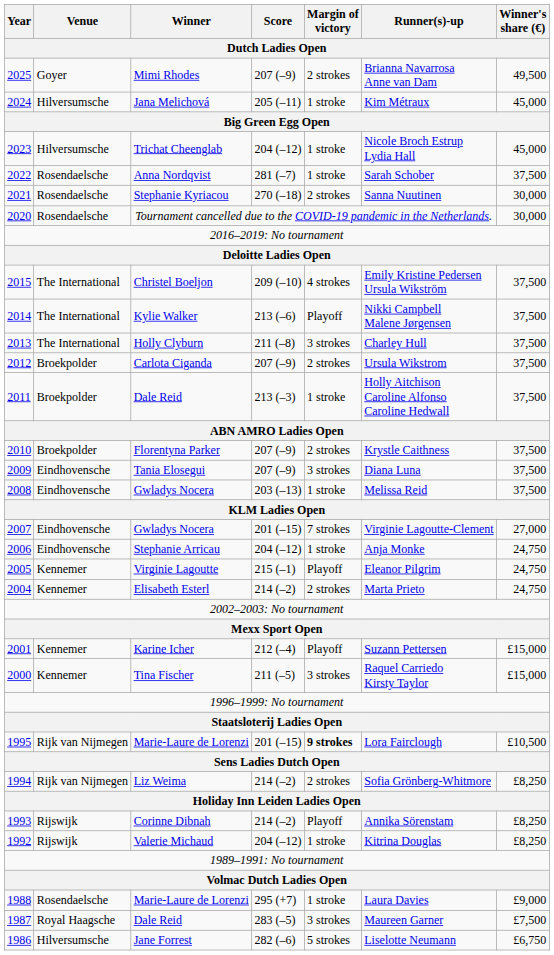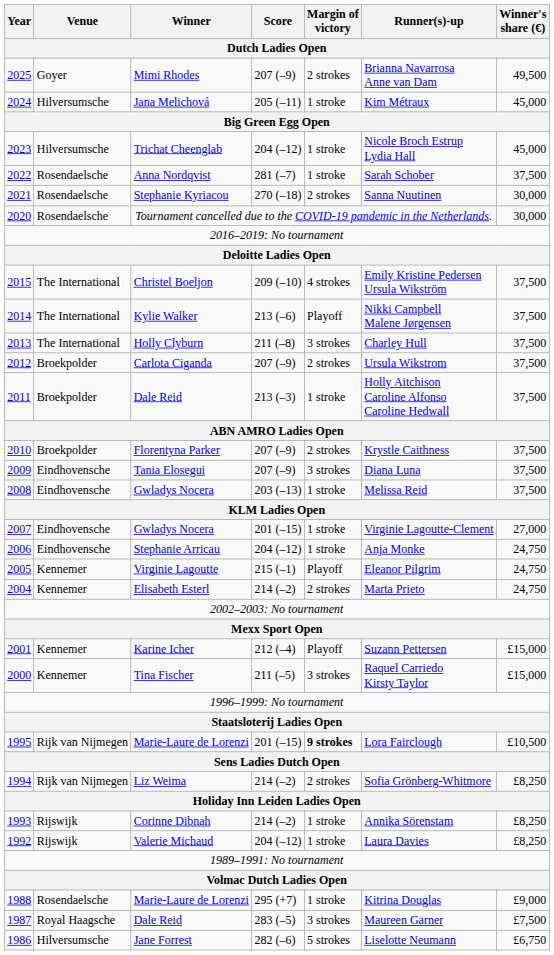(329, 529) 7 strokes -> (326, 529) 1 stroke
(325, 821) Playoff -> (326, 821) 1 stroke
(403, 841) Kitrina Douglas -> (396, 841) Laura Davies
(396, 900) Laura Davies -> (403, 900) Kitrina Douglas
